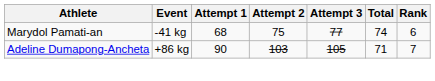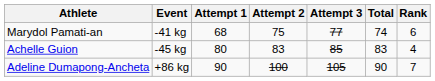+ row: (42, 50)
(278, 50) 103 -> (278, 68) 100
(381, 50) 71 -> (381, 68) 90
